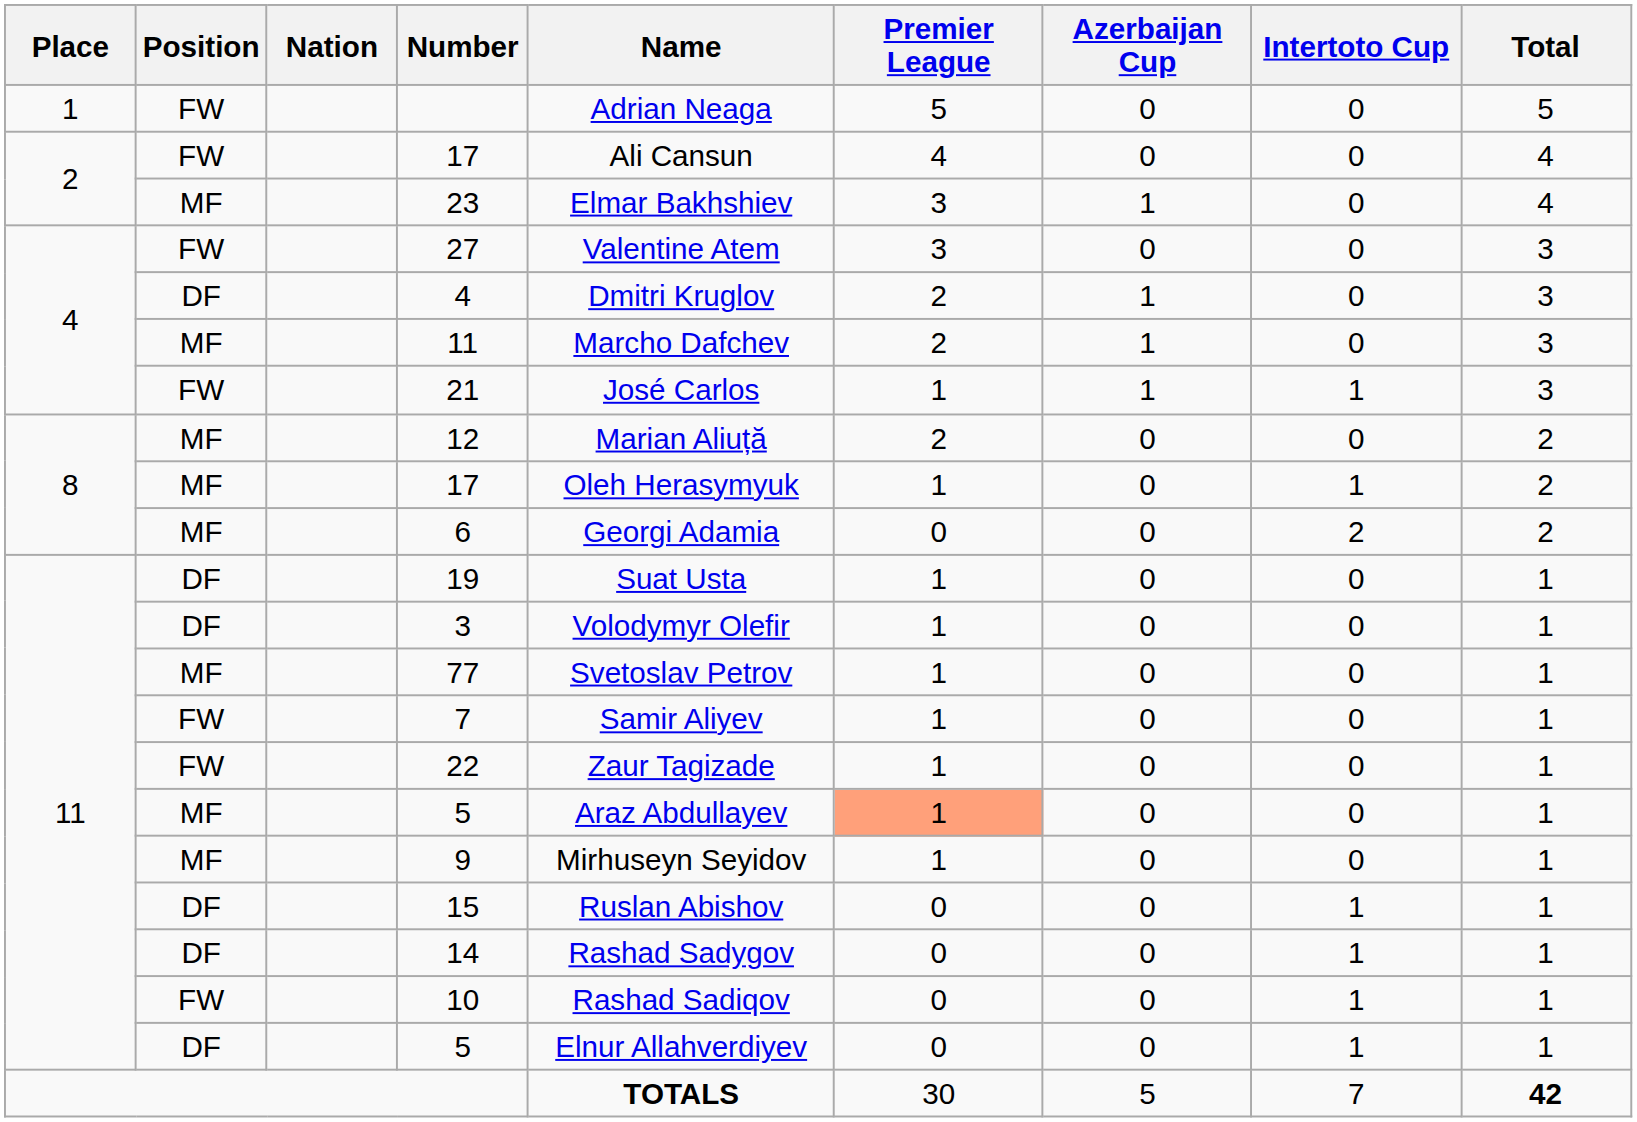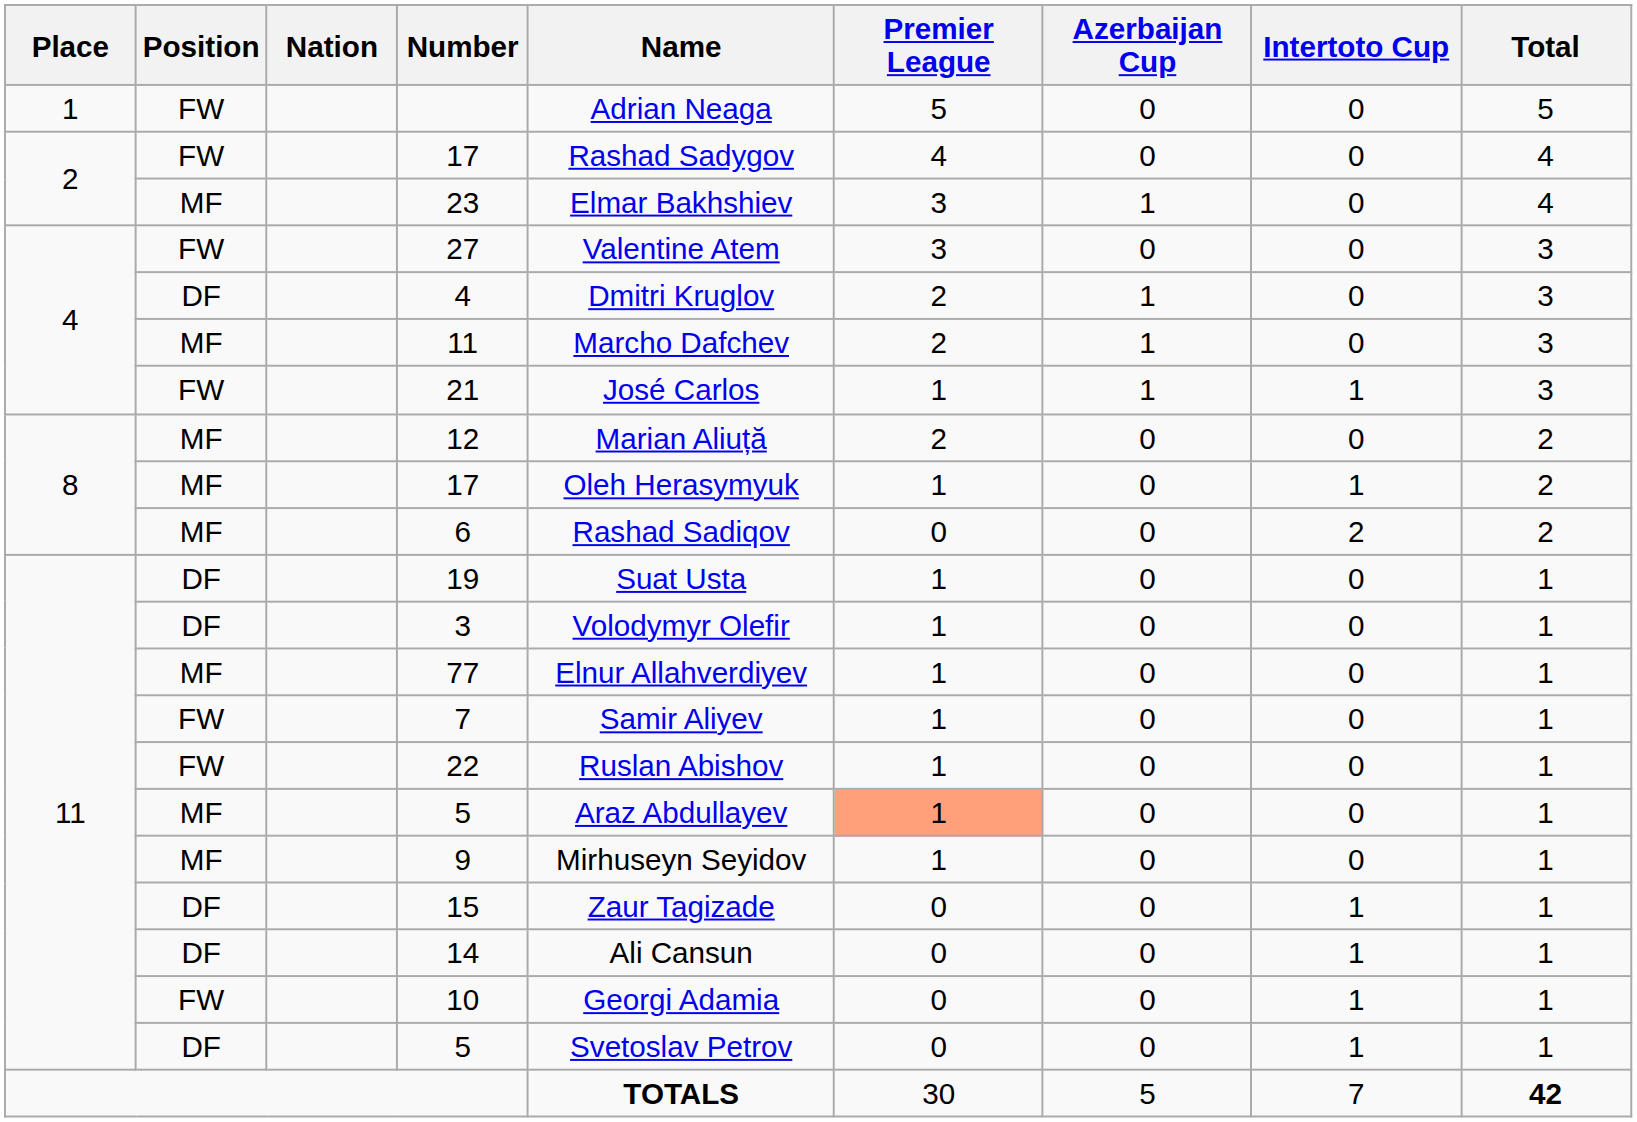(681, 156) Ali Cansun -> (681, 156) Rashad Sadygov
(681, 531) Georgi Adamia -> (681, 531) Rashad Sadiqov
(681, 672) Svetoslav Petrov -> (681, 672) Elnur Allahverdiyev
(681, 766) Zaur Tagizade -> (681, 766) Ruslan Abishov
(681, 906) Ruslan Abishov -> (681, 906) Zaur Tagizade
(681, 953) Rashad Sadygov -> (681, 953) Ali Cansun
(681, 1000) Rashad Sadiqov -> (681, 1000) Georgi Adamia
(681, 1047) Elnur Allahverdiyev -> (681, 1047) Svetoslav Petrov
